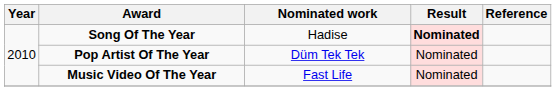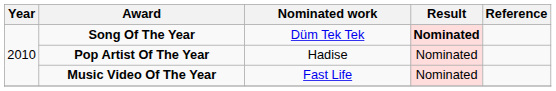(328, 34) Hadise -> (328, 34) Düm Tek Tek
(328, 55) Düm Tek Tek -> (328, 55) Hadise
